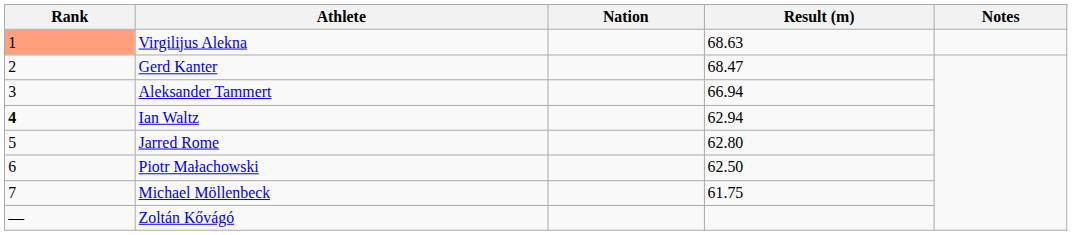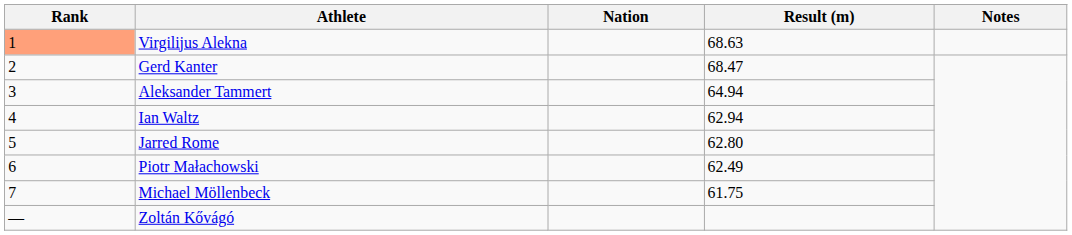(725, 92) 66.94 -> (725, 92) 64.94
(12, 117) bold -> (12, 117) normal
(725, 167) 62.50 -> (725, 167) 62.49
